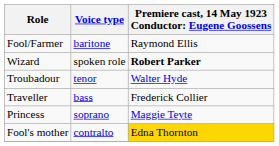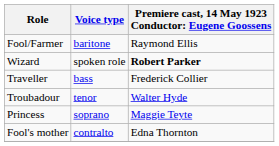rows swapped: (33, 79) <-> (27, 97)
(164, 132) gold background -> (164, 132) no background
